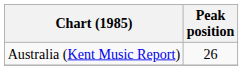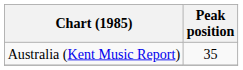(210, 53) 26 -> (210, 53) 35
